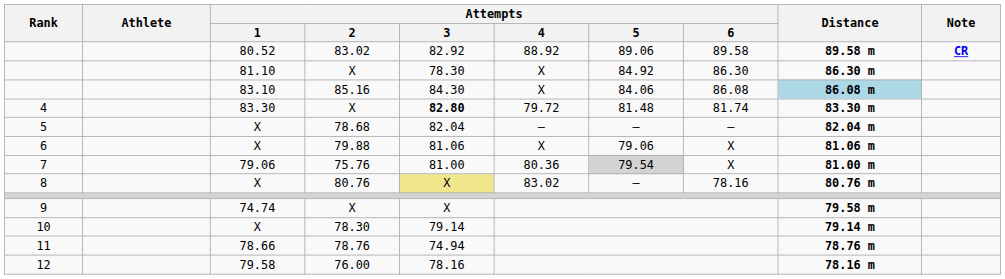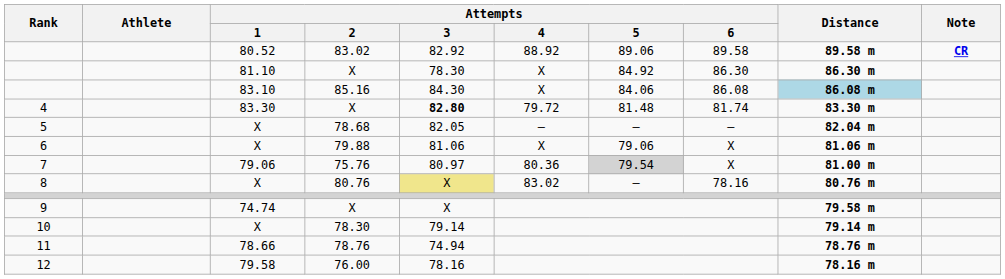(447, 127) 82.04 -> (447, 127) 82.05
(447, 165) 81.00 -> (447, 165) 80.97
